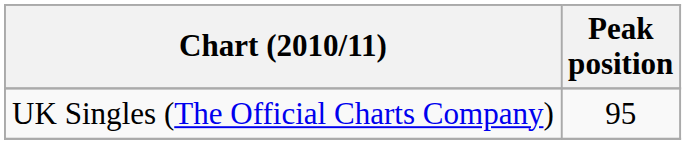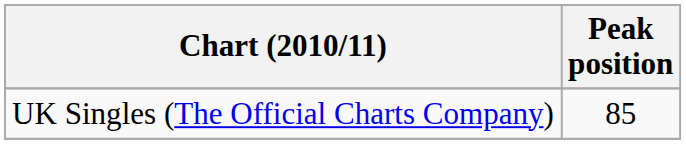(621, 113) 95 -> (621, 113) 85
